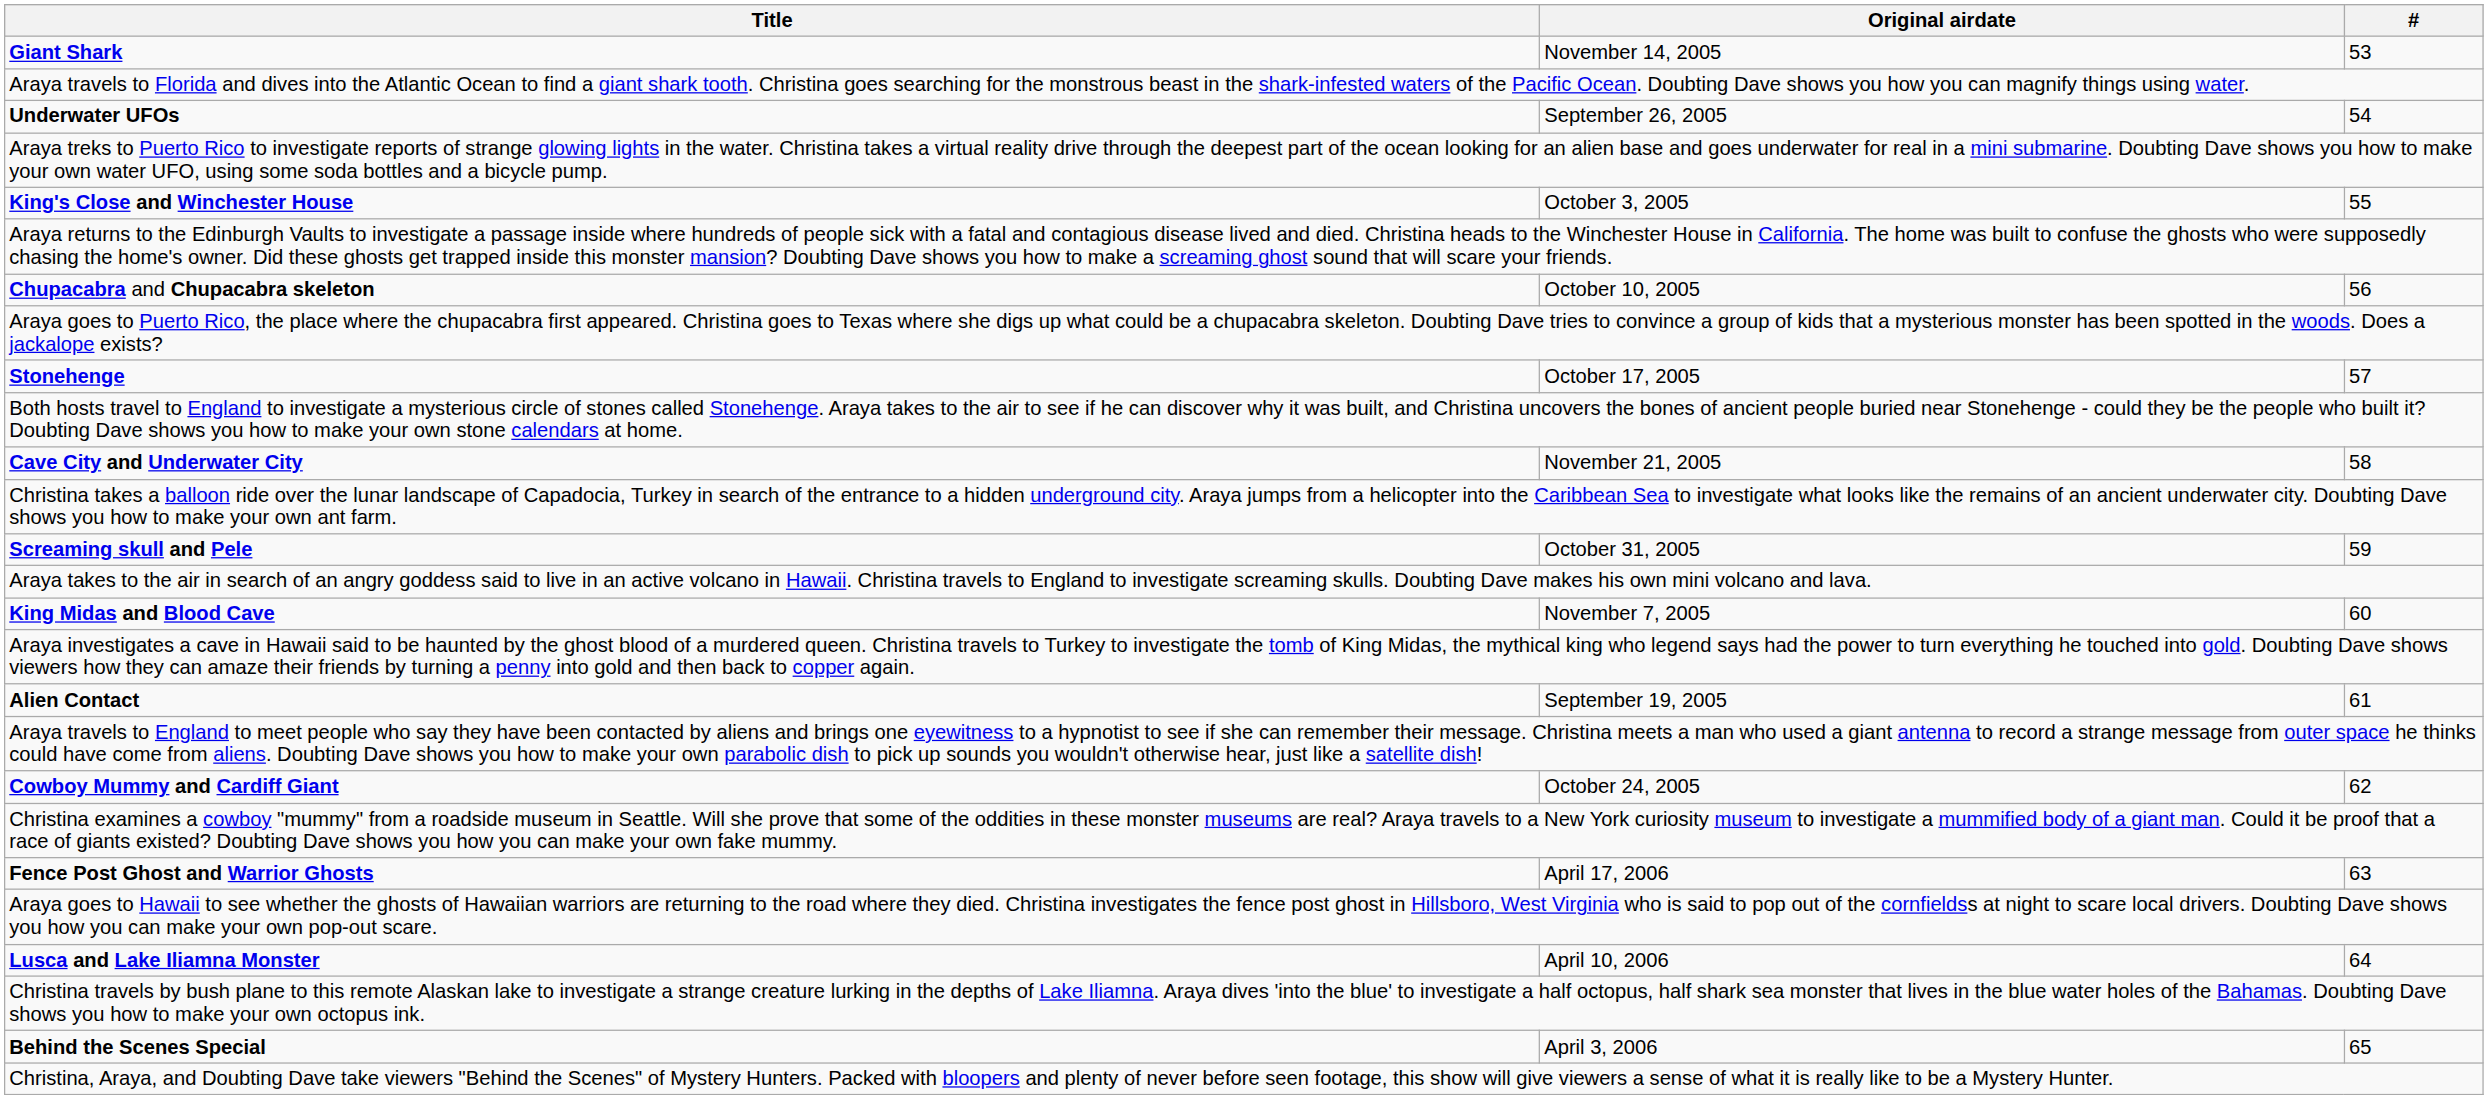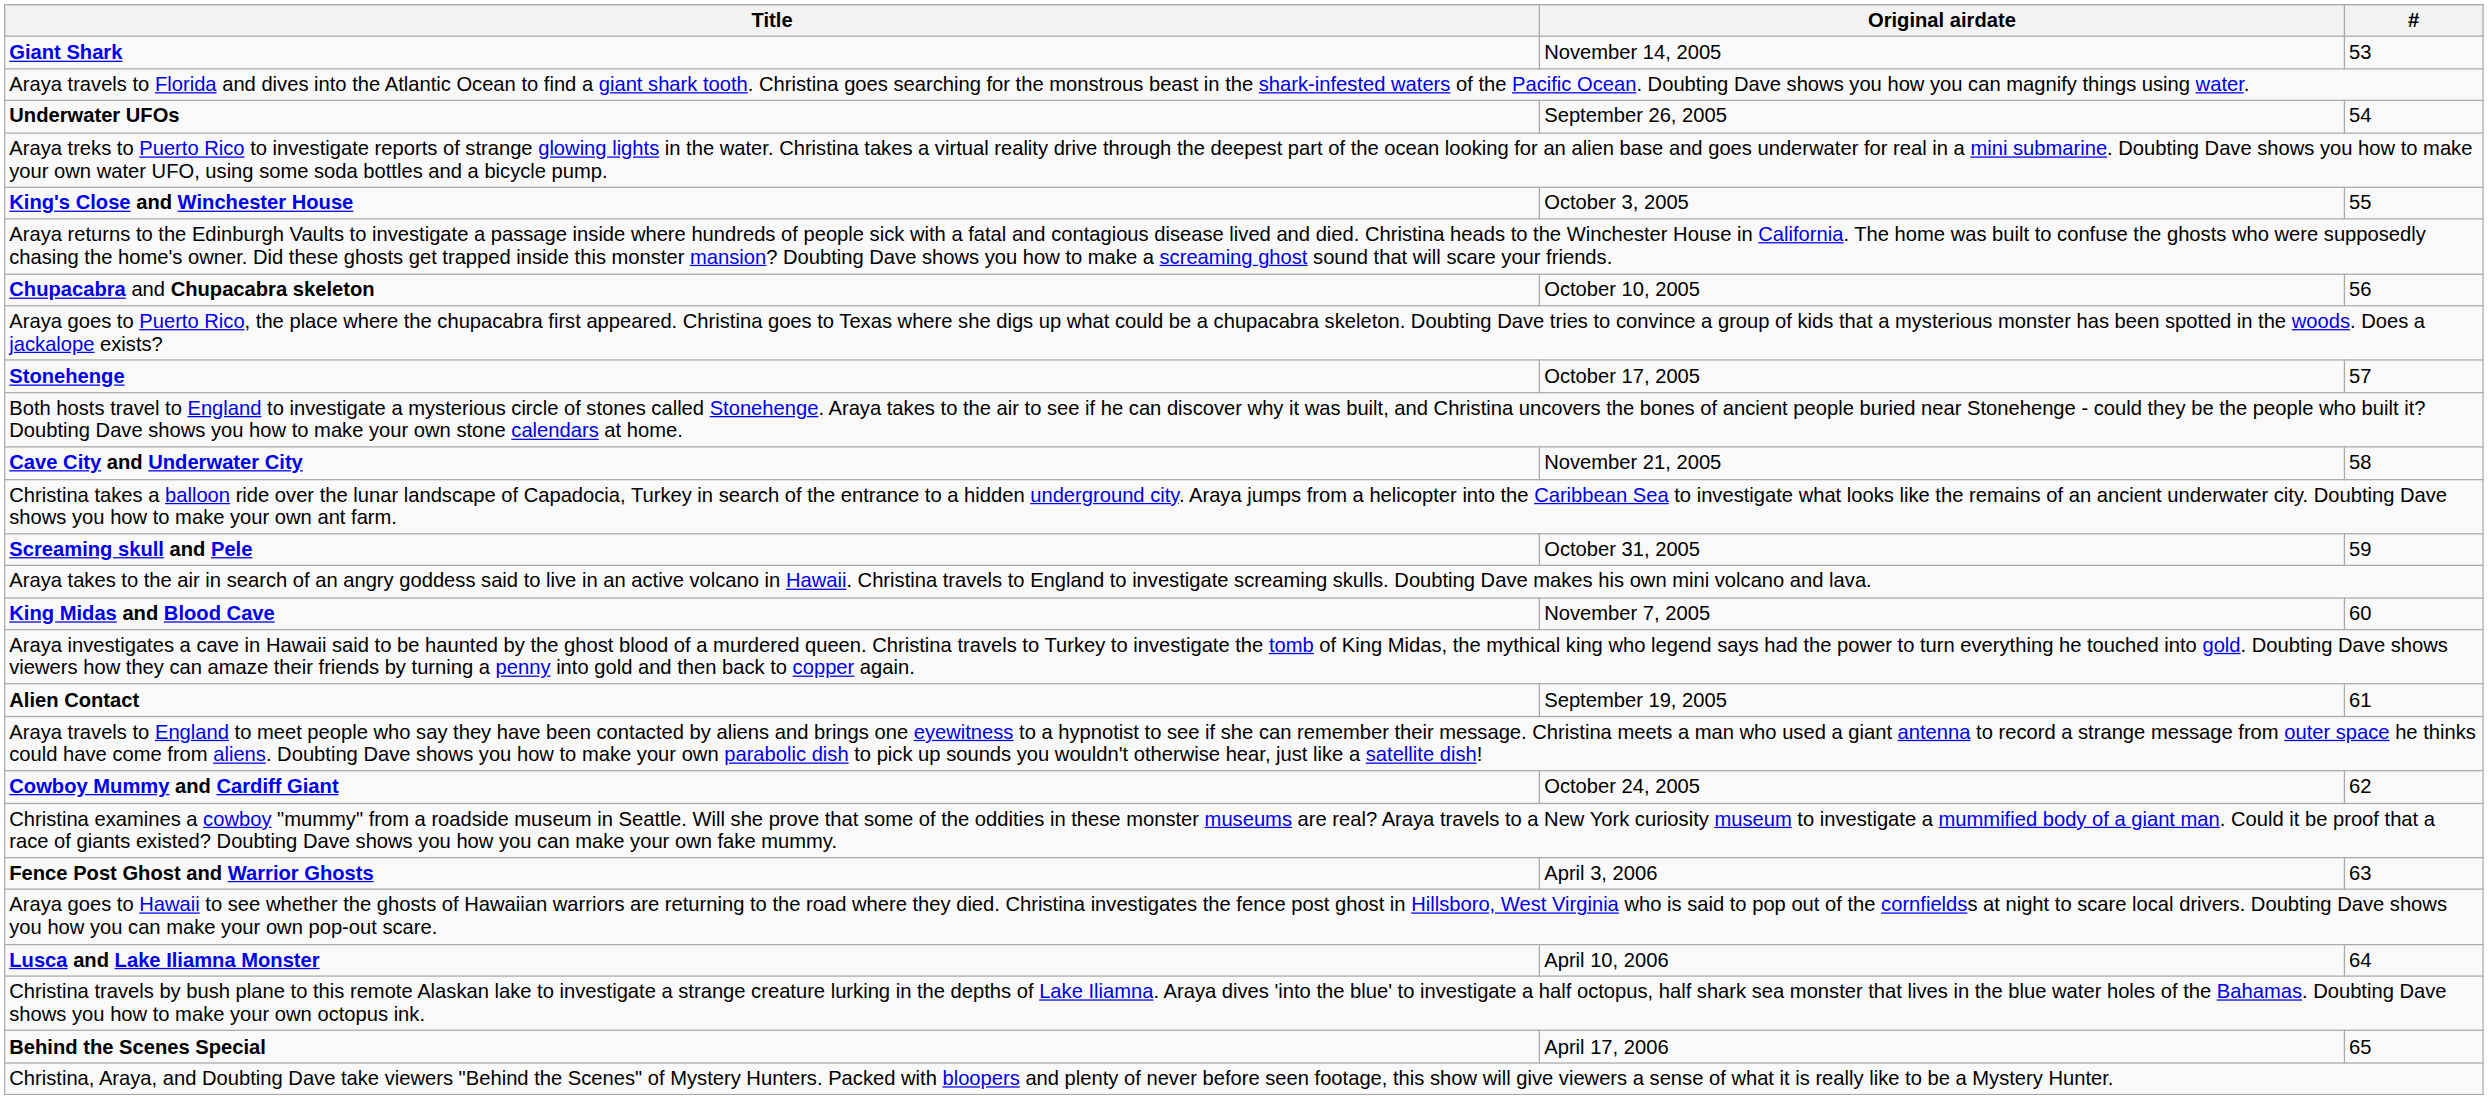(1606, 873) April 17, 2006 -> (1601, 873) April 3, 2006
(1601, 1046) April 3, 2006 -> (1606, 1046) April 17, 2006
